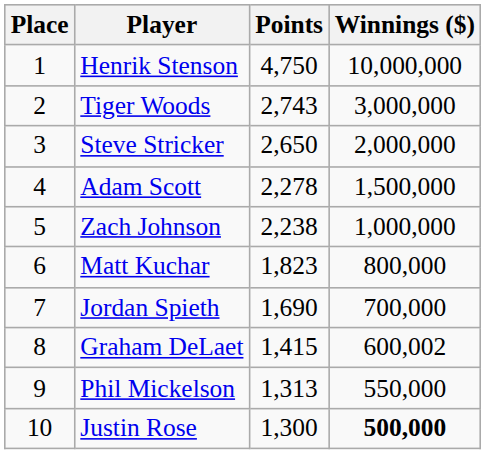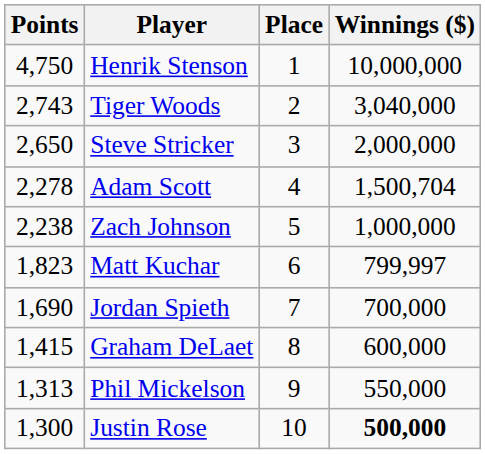columns swapped: (40, 24) <-> (289, 24)
(405, 105) 3,000,000 -> (405, 105) 3,040,000
(405, 186) 1,500,000 -> (405, 186) 1,500,704
(405, 266) 800,000 -> (405, 266) 799,997
(405, 347) 600,002 -> (405, 347) 600,000
